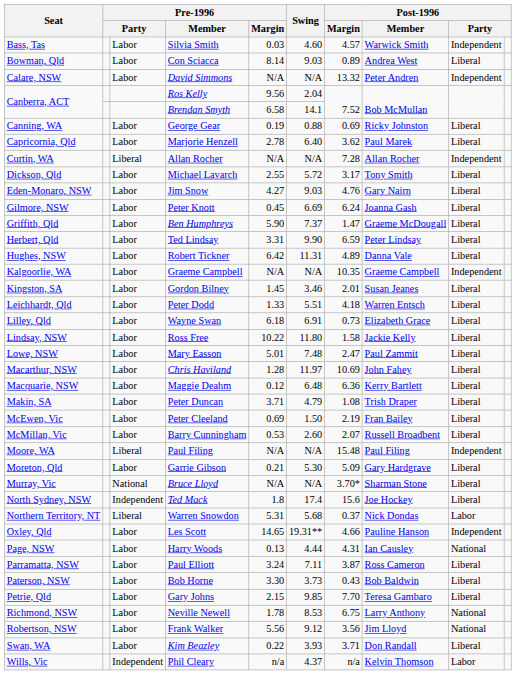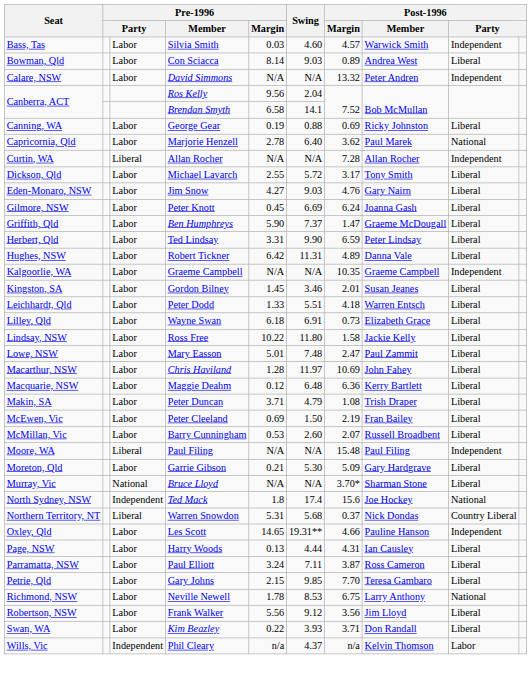(466, 142) Liberal -> (469, 142) National
(466, 499) Liberal -> (469, 499) National
(463, 516) Labor -> (484, 516) Country Liberal
(469, 548) National -> (466, 548) Liberal
- row: (190, 581)
(469, 629) National -> (466, 613) Liberal
